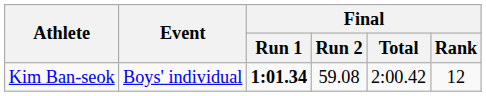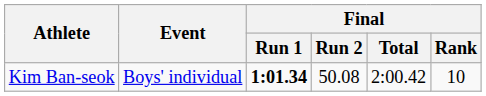(339, 76) 59.08 -> (339, 76) 50.08
(456, 76) 12 -> (456, 76) 10
